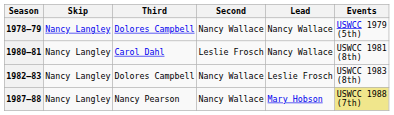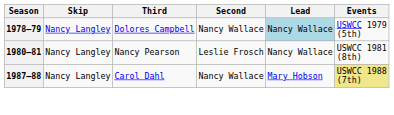(300, 29) no background -> (300, 29) lightblue background
(139, 53) Carol Dahl -> (147, 53) Nancy Pearson
- row: (24, 76)
(147, 99) Nancy Pearson -> (139, 76) Carol Dahl
